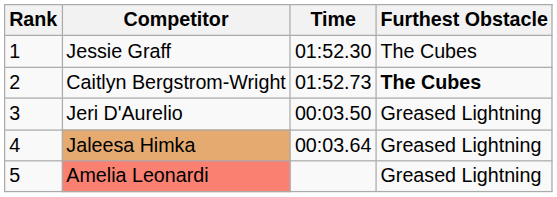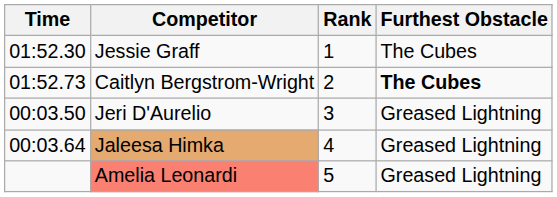columns swapped: (33, 20) <-> (333, 20)
